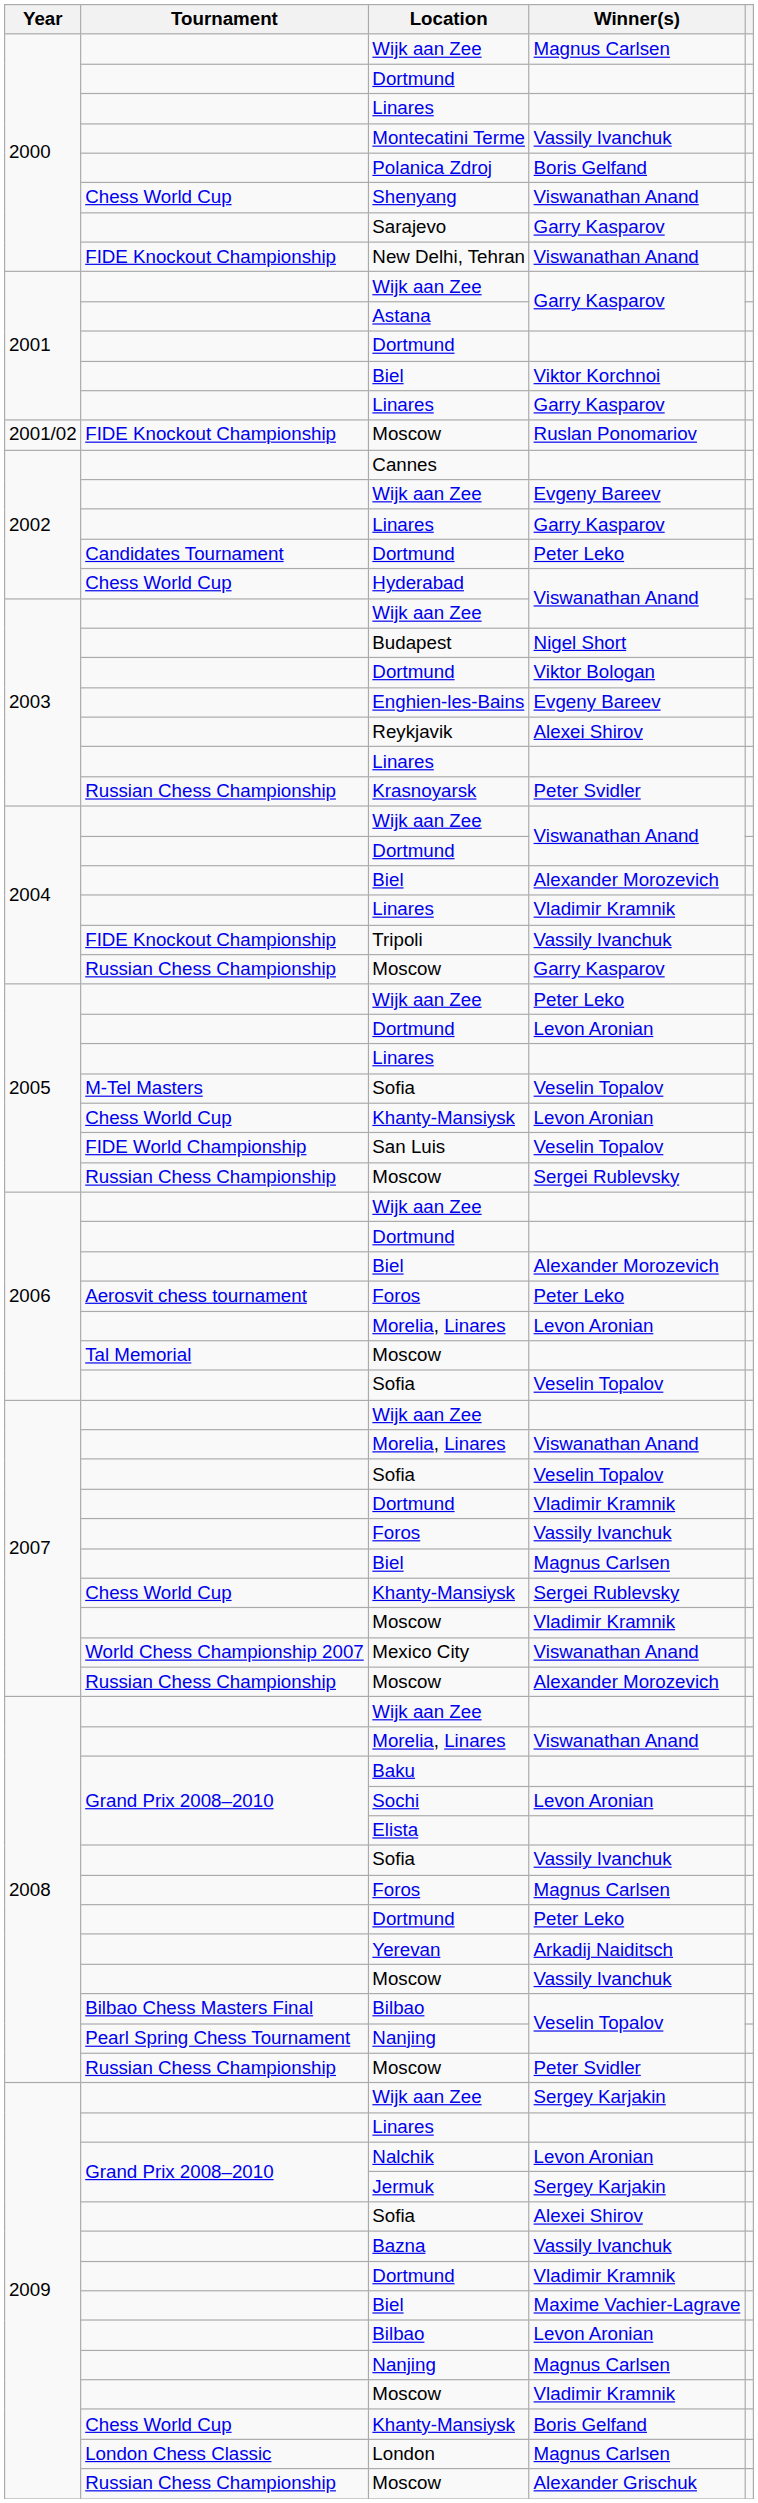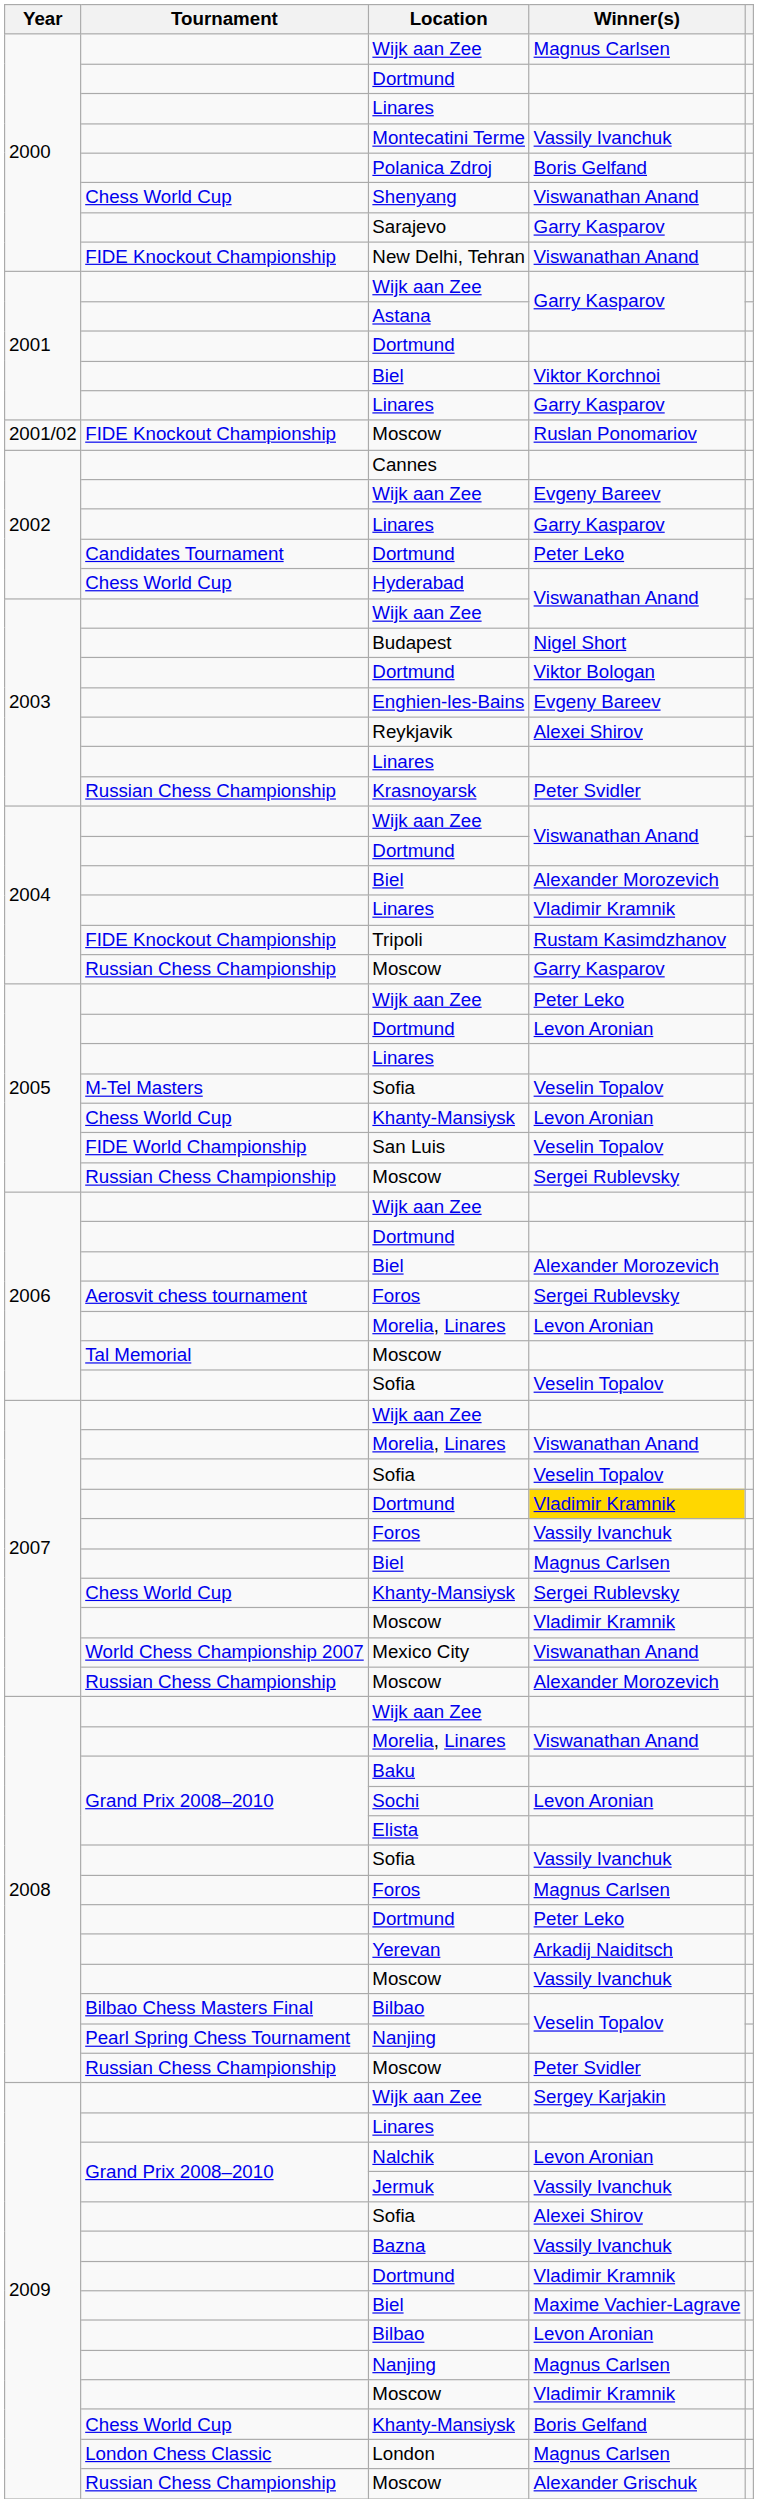(603, 939) Vassily Ivanchuk -> (630, 939) Rustam Kasimdzhanov
(579, 1295) Peter Leko -> (606, 1295) Sergei Rublevsky
(604, 1503) no background -> (604, 1503) gold background
(600, 2186) Sergey Karjakin -> (603, 2186) Vassily Ivanchuk
